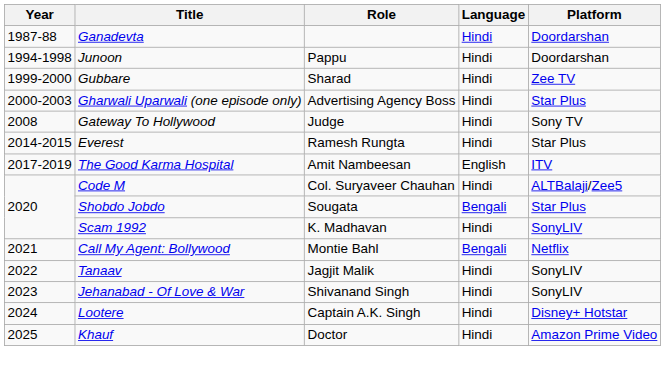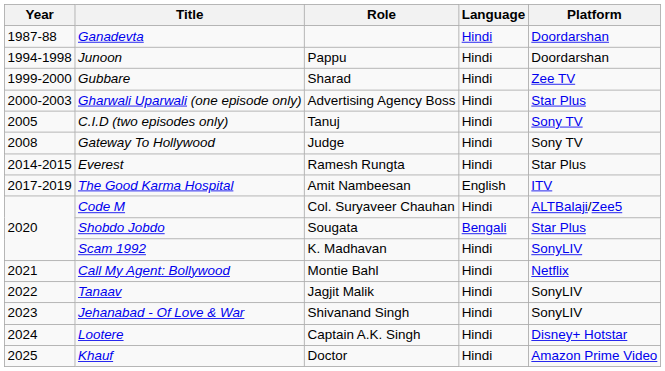+ row: (153, 121)
(484, 249) Bengali -> (477, 270) Hindi
